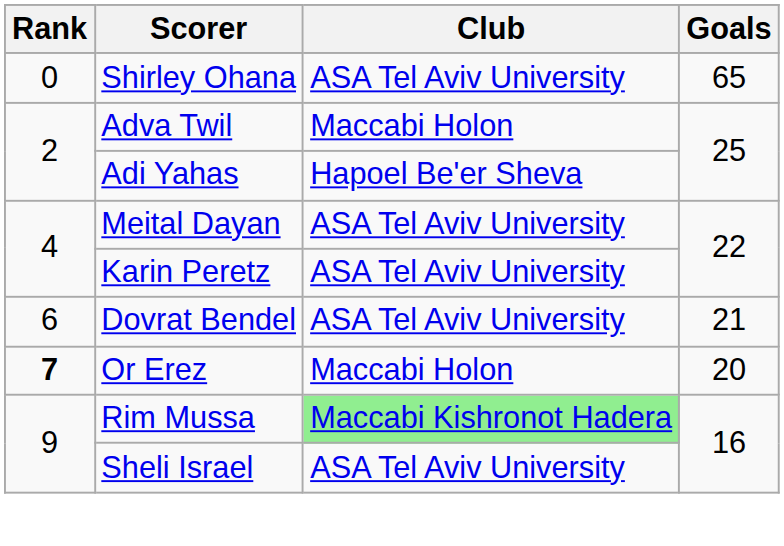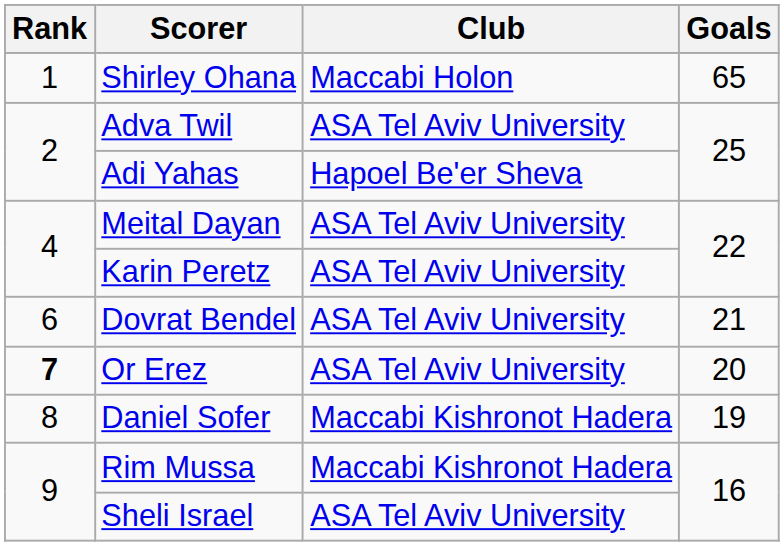(50, 77) 0 -> (50, 77) 1
(468, 77) ASA Tel Aviv University -> (412, 77) Maccabi Holon
(412, 126) Maccabi Holon -> (468, 126) ASA Tel Aviv University
(412, 369) Maccabi Holon -> (468, 369) ASA Tel Aviv University
+ row: (186, 418)
(491, 418) lightgreen background -> (491, 467) no background
